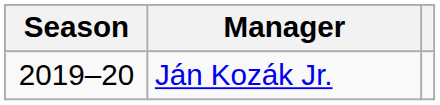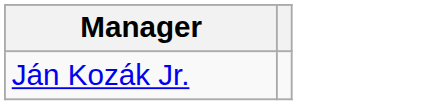- column: (76, 27)
